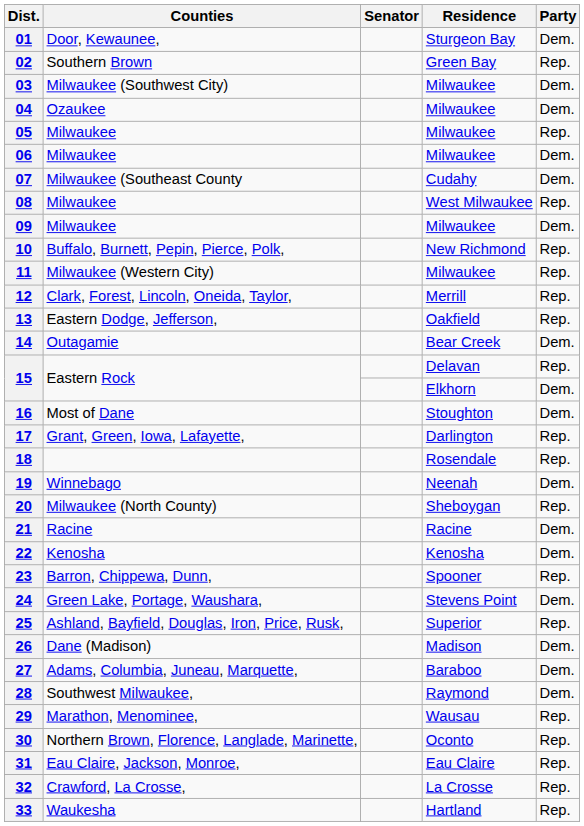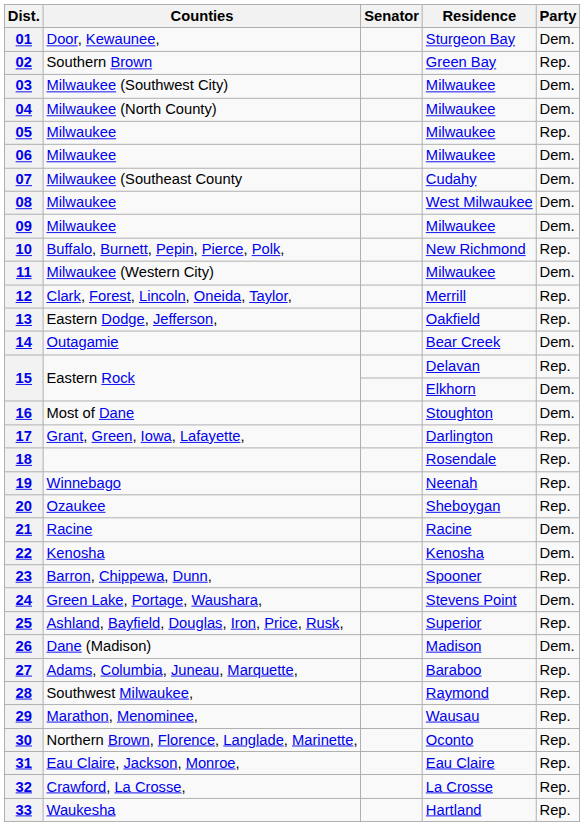(76, 109) Ozaukee -> (132, 109) Milwaukee (North County)
(555, 202) Rep. -> (557, 202) Dem.
(555, 272) Rep. -> (557, 272) Dem.
(557, 483) Dem. -> (555, 483) Rep.
(132, 506) Milwaukee (North County) -> (76, 506) Ozaukee
(557, 669) Dem. -> (555, 669) Rep.
(557, 693) Dem. -> (555, 693) Rep.
